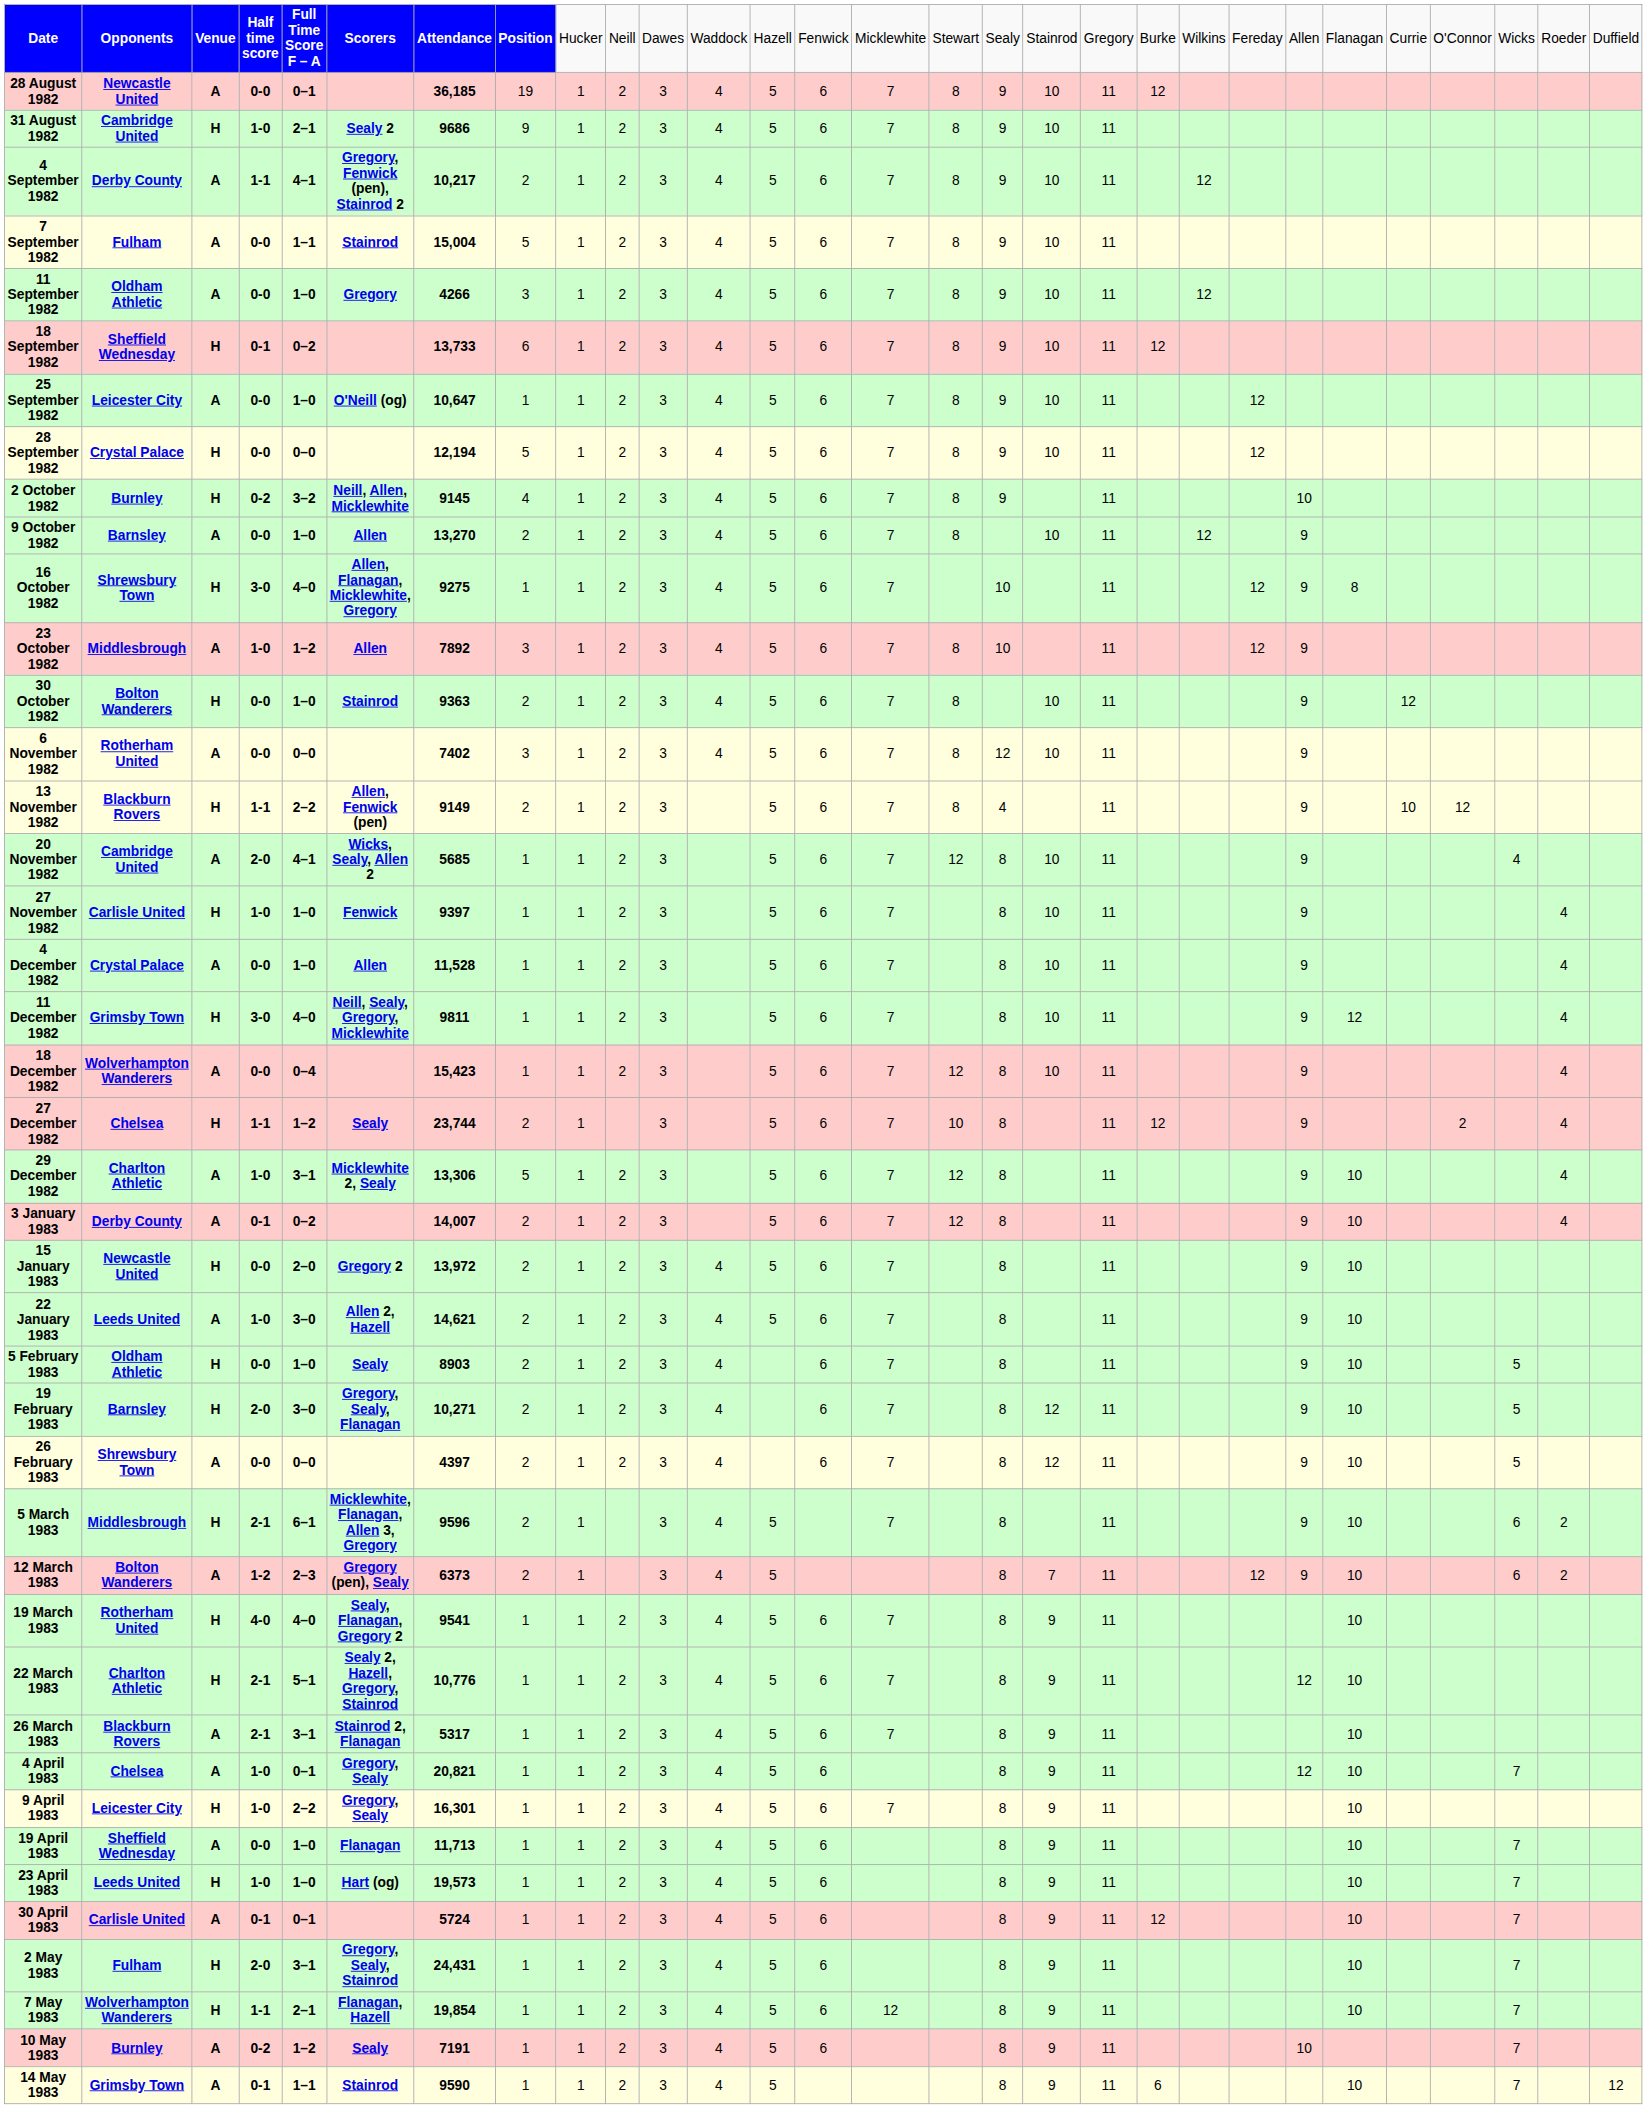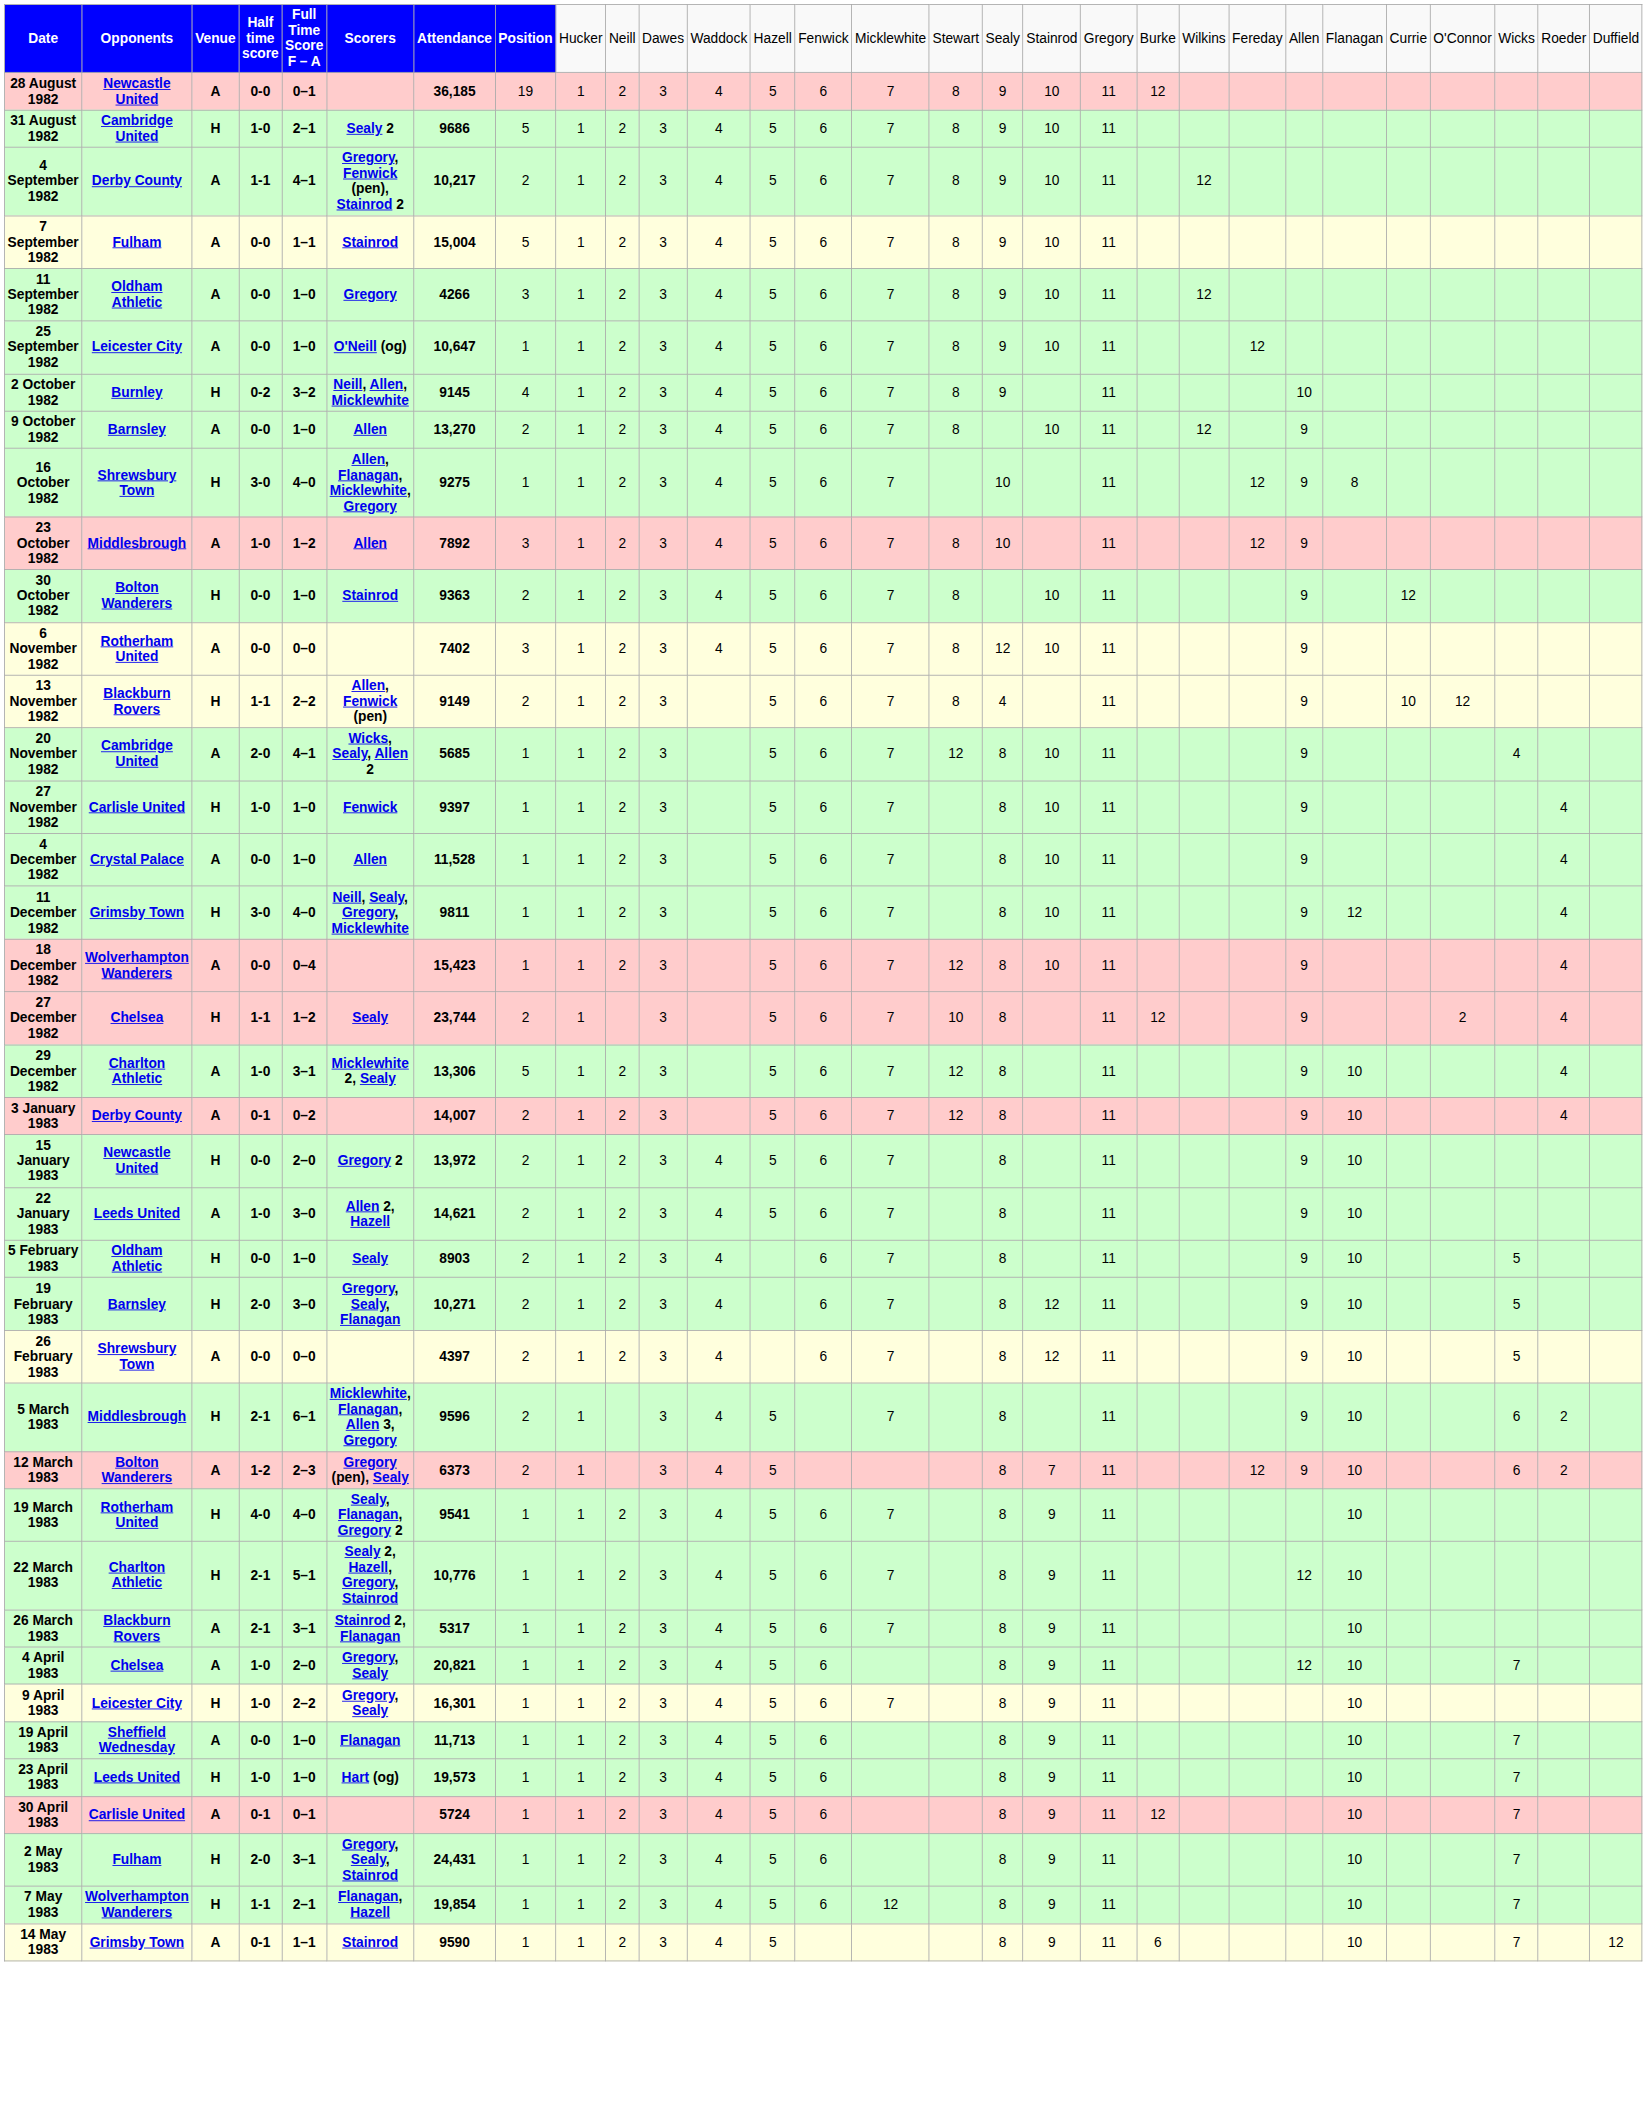(525, 128) 9 -> (525, 128) 5
- row: (43, 347)
- row: (43, 453)
(304, 1771) 0–1 -> (304, 1665) 2–0
- row: (43, 2047)
